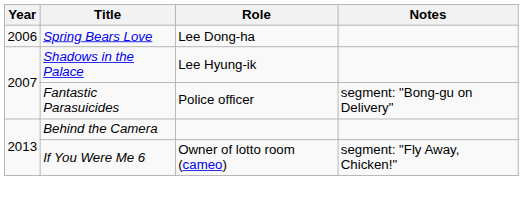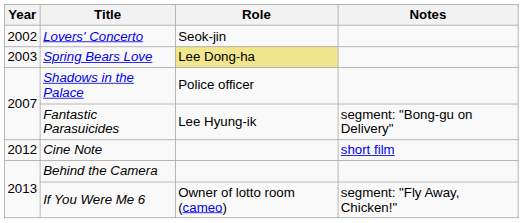+ row: (93, 36)
(22, 36) 2006 -> (22, 57) 2003
(217, 36) no background -> (217, 57) khaki background
(217, 64) Lee Hyung-ik -> (216, 85) Police officer
(216, 100) Police officer -> (217, 121) Lee Hyung-ik
+ row: (73, 150)
